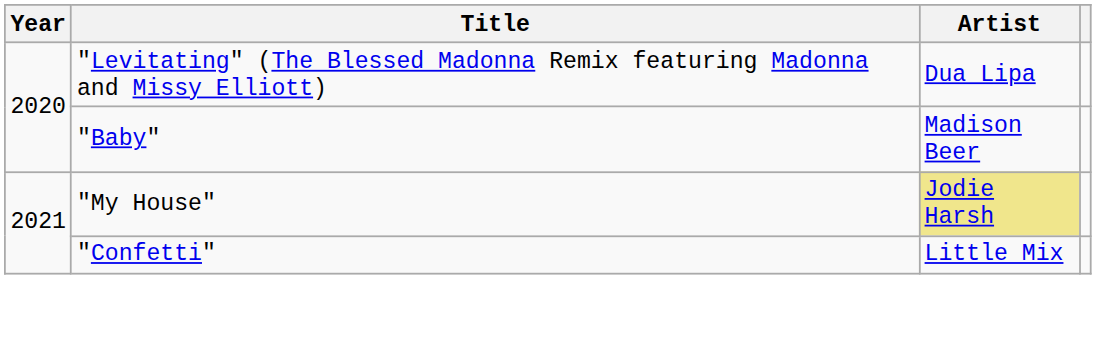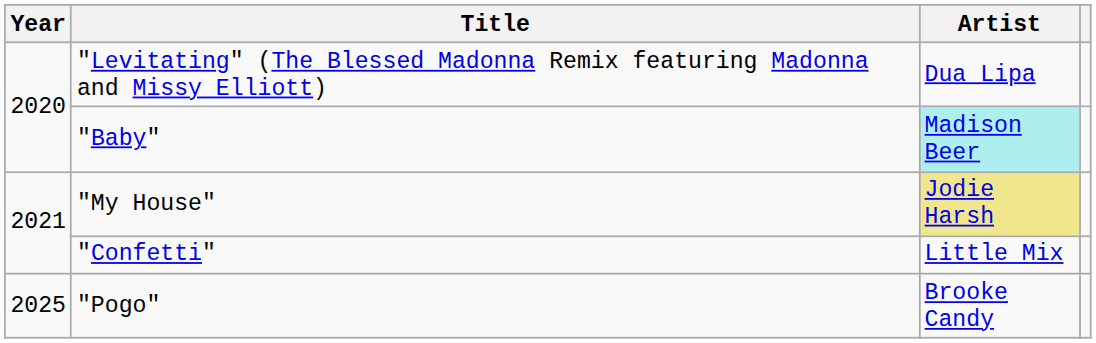(973, 139) no background -> (973, 139) paleturquoise background
+ row: (119, 306)
